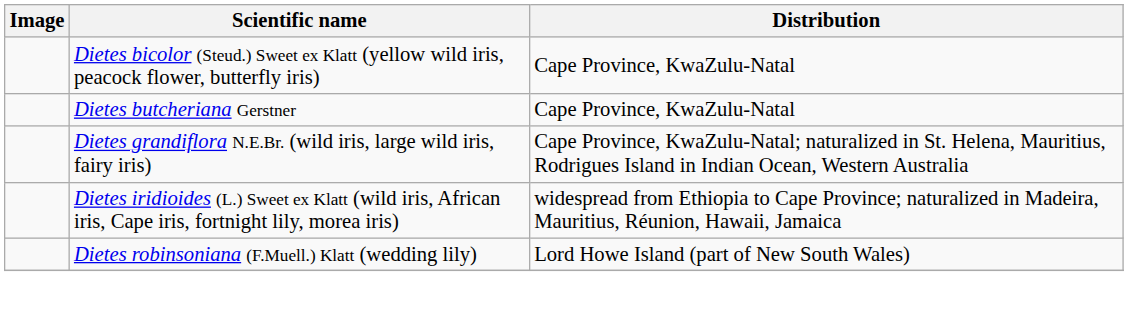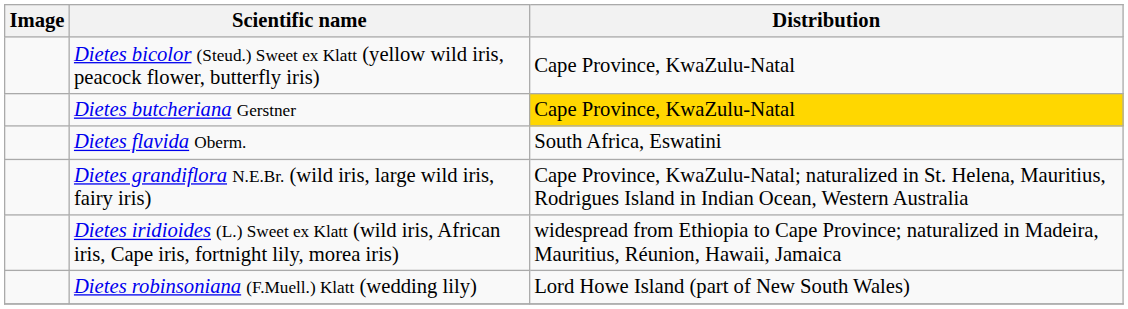(665, 109) no background -> (665, 109) gold background
+ row: (160, 142)
